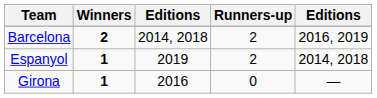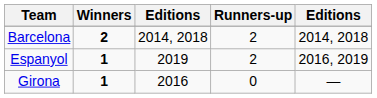(333, 37) 2016, 2019 -> (333, 37) 2014, 2018
(333, 59) 2014, 2018 -> (333, 59) 2016, 2019
